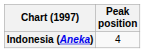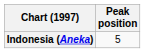(118, 39) 4 -> (118, 39) 5
